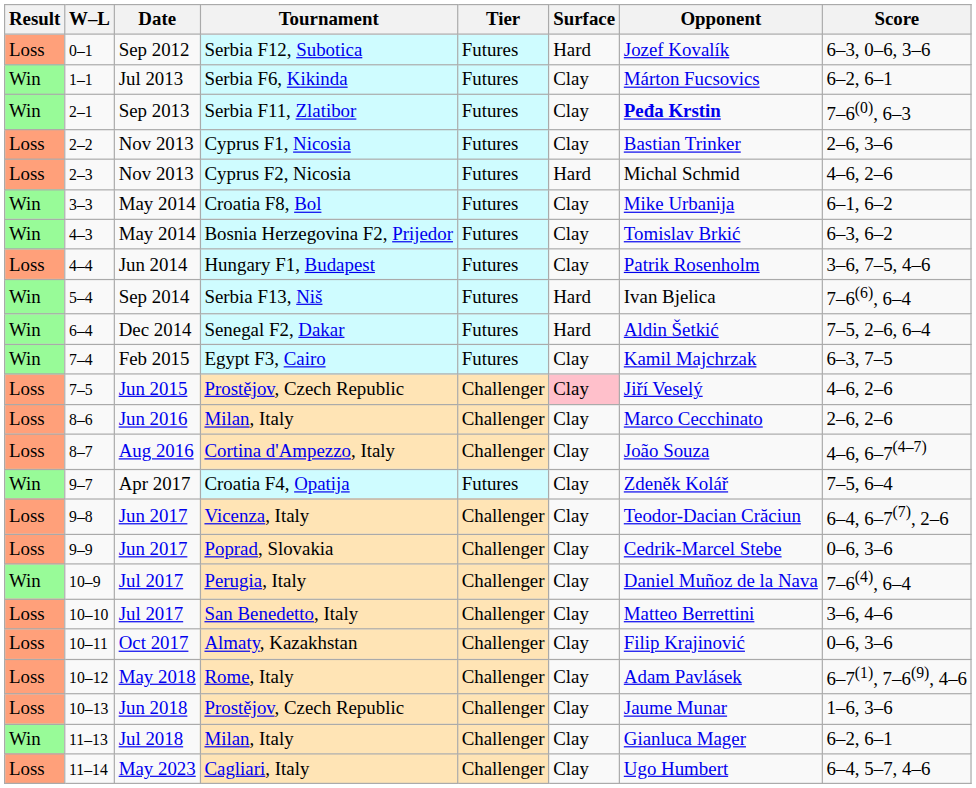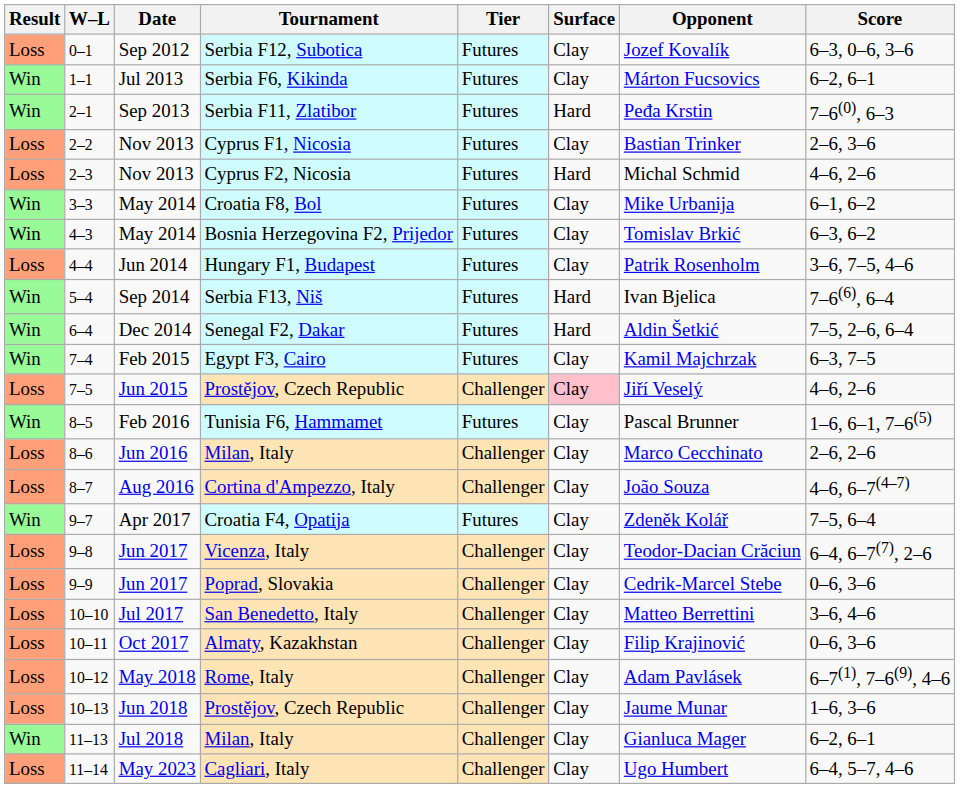(572, 49) Hard -> (571, 49) Clay
(571, 111) Clay -> (572, 111) Hard
(672, 111) bold -> (668, 111) normal
+ row: (81, 422)
- row: (85, 582)
